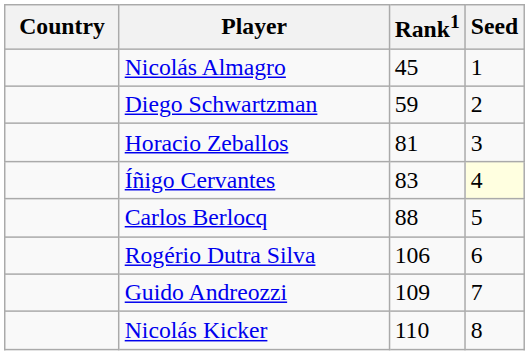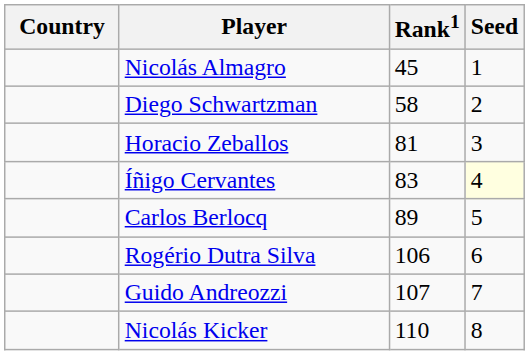(406, 104) 59 -> (406, 104) 58
(406, 217) 88 -> (406, 217) 89
(412, 292) 109 -> (412, 292) 107
